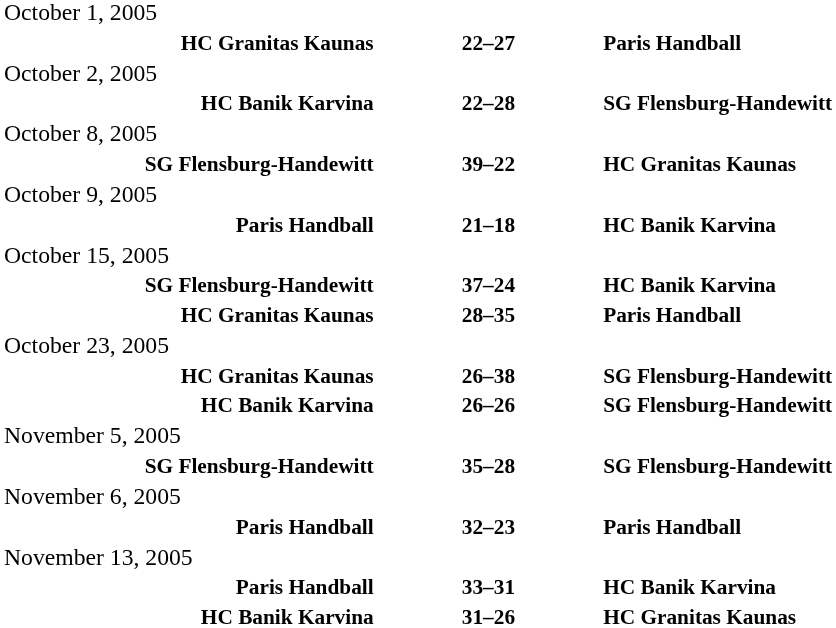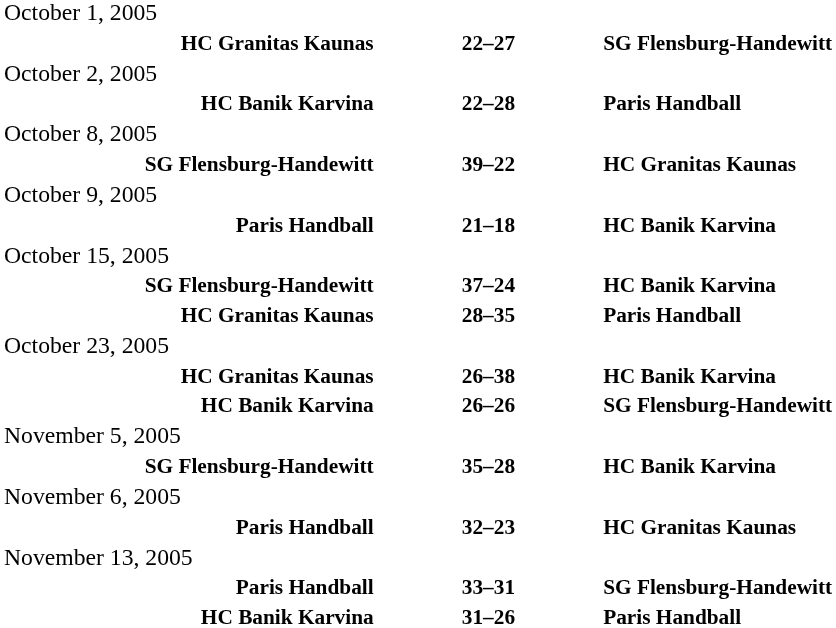(672, 42) Paris Handball -> (718, 42) SG Flensburg-Handewitt
(718, 103) SG Flensburg-Handewitt -> (672, 103) Paris Handball
(718, 375) SG Flensburg-Handewitt -> (690, 375) HC Banik Karvina
(718, 466) SG Flensburg-Handewitt -> (690, 466) HC Banik Karvina
(672, 526) Paris Handball -> (700, 526) HC Granitas Kaunas
(690, 587) HC Banik Karvina -> (718, 587) SG Flensburg-Handewitt
(700, 617) HC Granitas Kaunas -> (672, 617) Paris Handball
